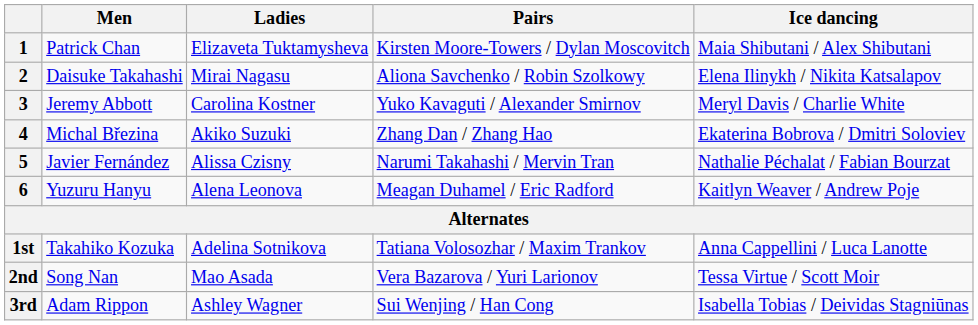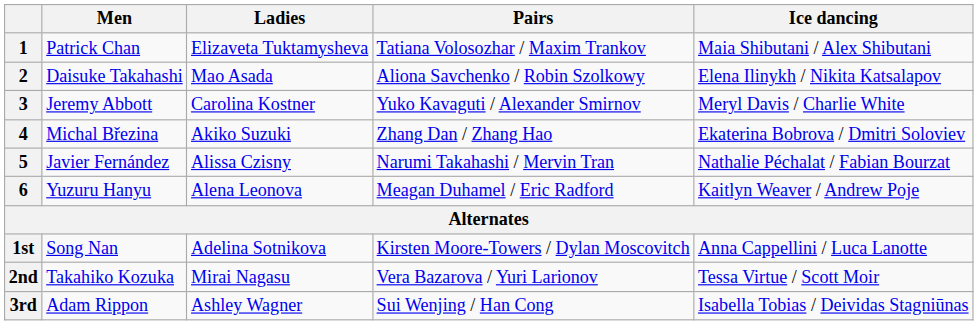(533, 47) Kirsten Moore-Towers / Dylan Moscovitch -> (511, 47) Tatiana Volosozhar / Maxim Trankov
(240, 76) Mirai Nagasu -> (232, 76) Mao Asada
(110, 248) Takahiko Kozuka -> (82, 248) Song Nan
(511, 248) Tatiana Volosozhar / Maxim Trankov -> (533, 248) Kirsten Moore-Towers / Dylan Moscovitch
(82, 276) Song Nan -> (110, 276) Takahiko Kozuka
(232, 276) Mao Asada -> (240, 276) Mirai Nagasu
